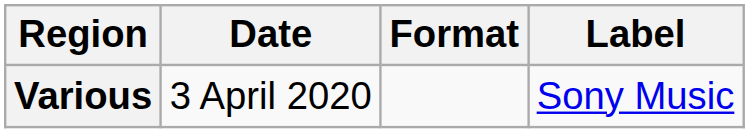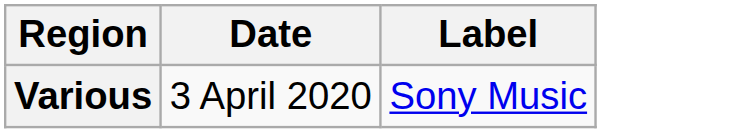- column: (454, 34)
